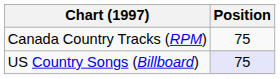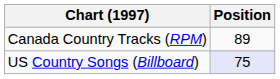(242, 39) 75 -> (242, 39) 89
